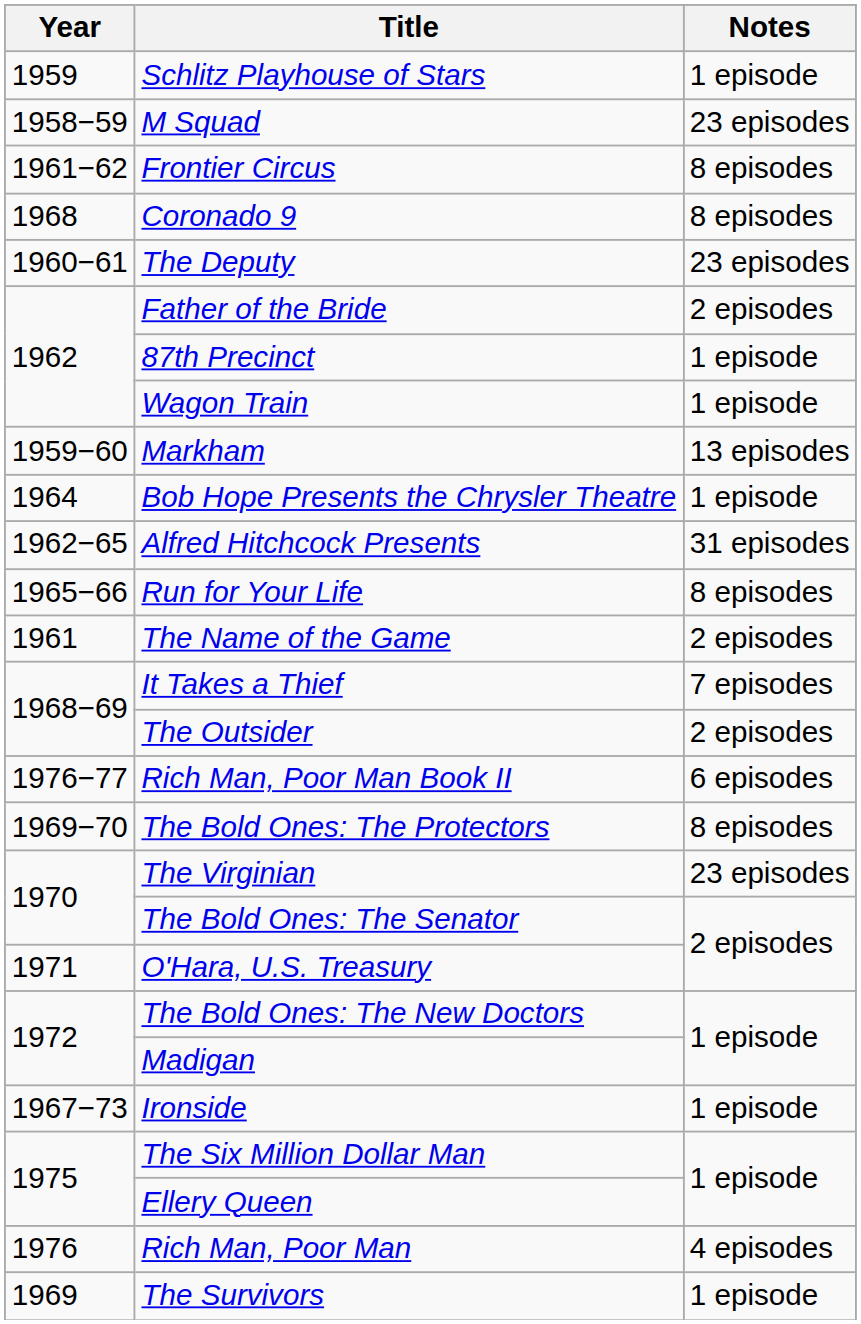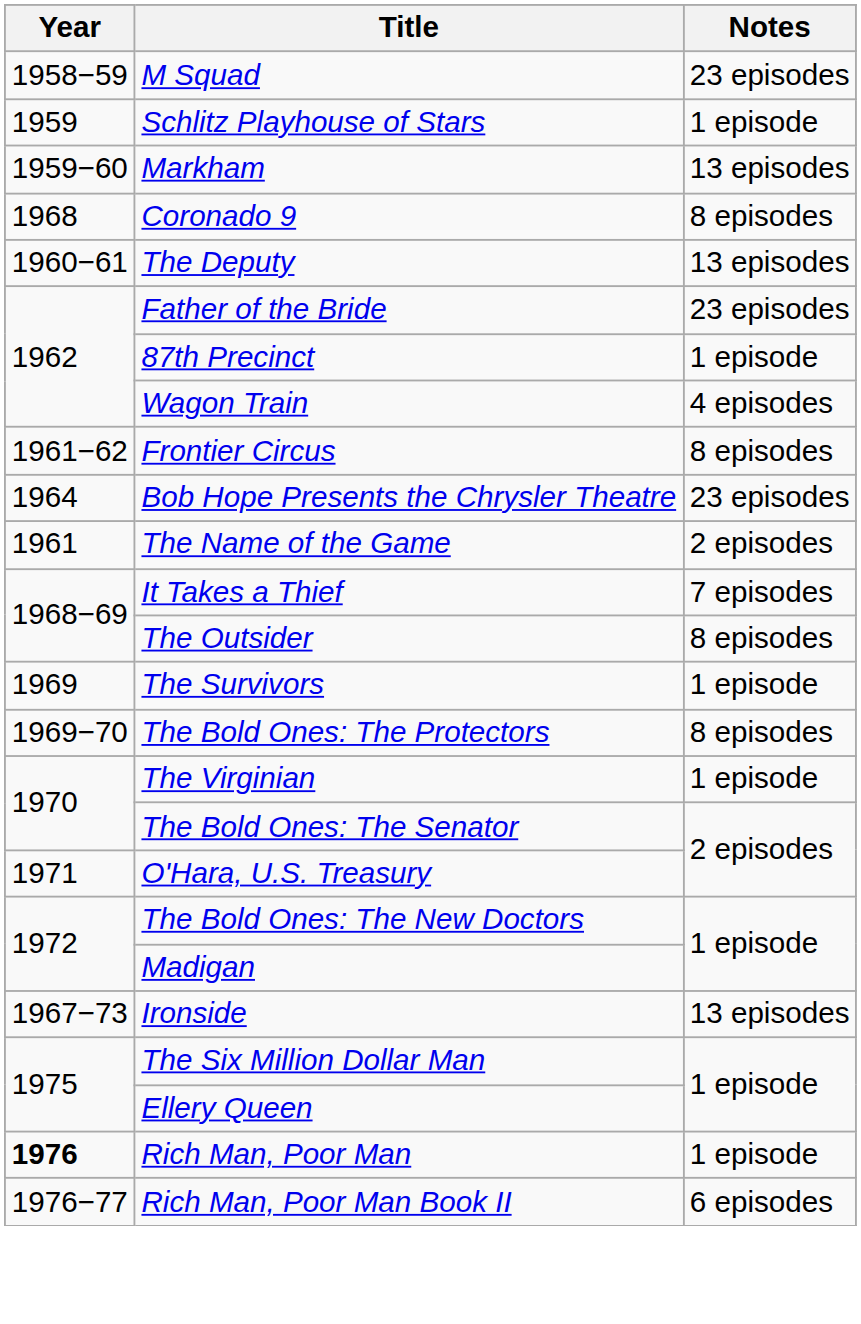rows swapped: (313, 74) <-> (201, 121)
rows swapped: (203, 450) <-> (238, 168)
(770, 262) 23 episodes -> (770, 262) 13 episodes
(761, 309) 2 episodes -> (770, 309) 23 episodes
(754, 403) 1 episode -> (761, 403) 4 episodes
(754, 497) 1 episode -> (770, 497) 23 episodes
- row: (311, 544)
- row: (252, 591)
(761, 732) 2 episodes -> (761, 638) 8 episodes
rows swapped: (233, 1295) <-> (327, 779)
(770, 872) 23 episodes -> (754, 779) 1 episode
(754, 1107) 1 episode -> (770, 1013) 13 episodes
(45, 1248) normal -> (45, 1154) bold
(761, 1248) 4 episodes -> (754, 1154) 1 episode
